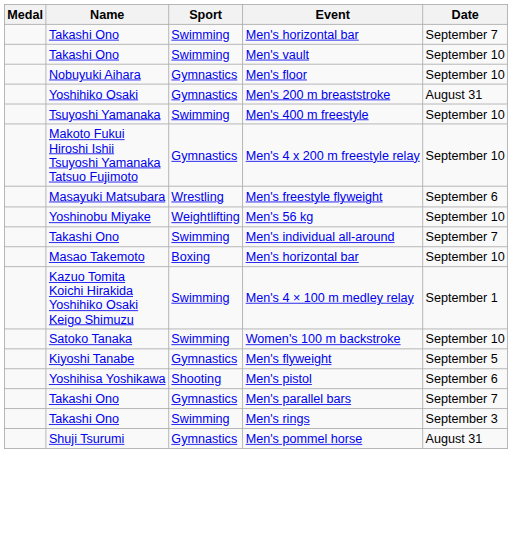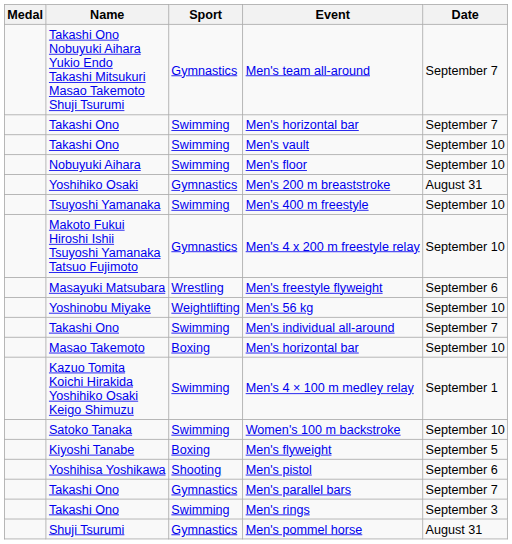+ row: (97, 70)
(204, 75) Gymnastics -> (200, 165) Swimming
(204, 359) Gymnastics -> (191, 449) Boxing
